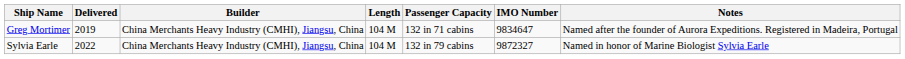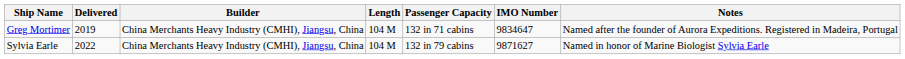(515, 45) 9872327 -> (515, 45) 9871627
